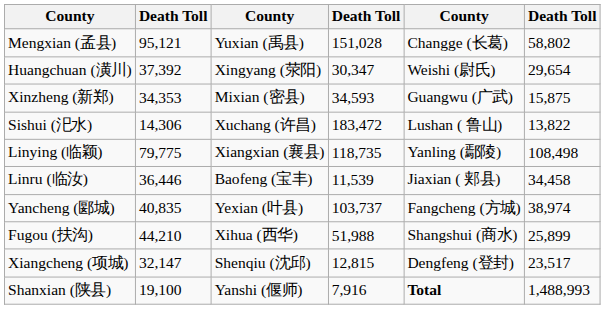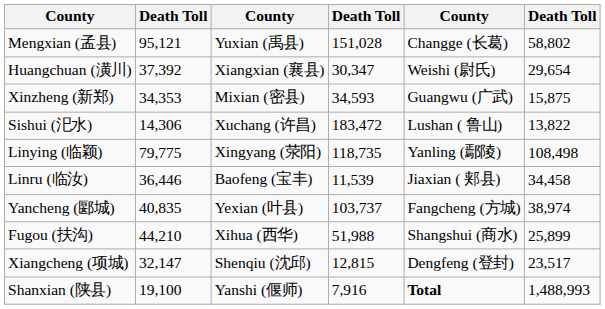(268, 69) Xingyang (荥阳) -> (270, 69) Xiangxian (襄县)
(270, 152) Xiangxian (襄县) -> (268, 152) Xingyang (荥阳)
